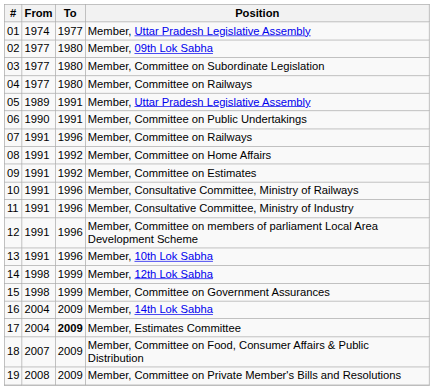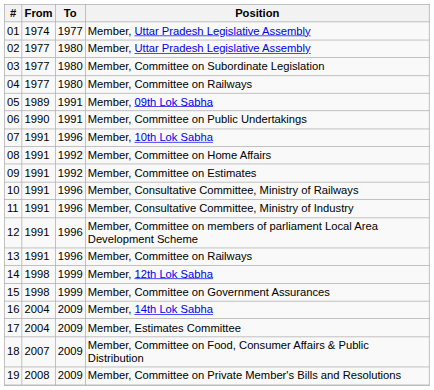(150, 48) Member, 09th Lok Sabha -> (199, 48) Member, Uttar Pradesh Legislative Assembly
(199, 102) Member, Uttar Pradesh Legislative Assembly -> (150, 102) Member, 09th Lok Sabha
(170, 137) Member, Committee on Railways -> (150, 137) Member, 10th Lok Sabha
(150, 256) Member, 10th Lok Sabha -> (170, 256) Member, Committee on Railways
(70, 327) bold -> (70, 327) normal
